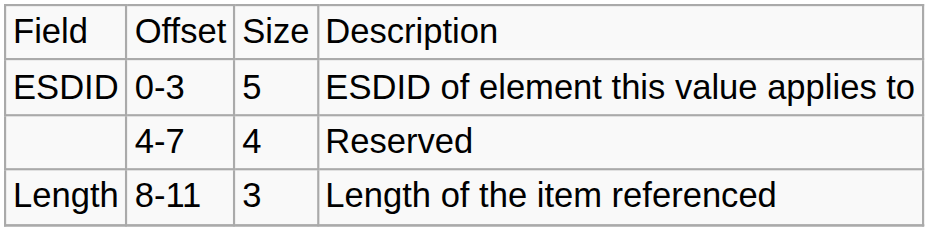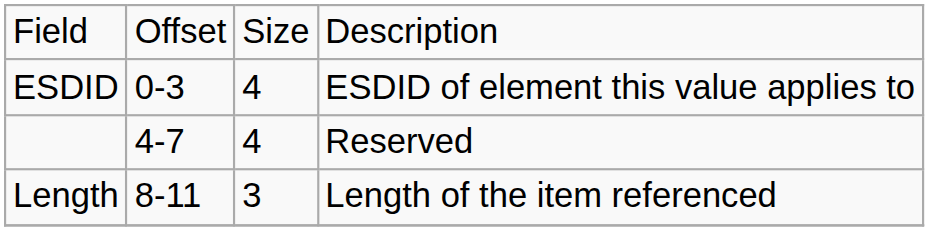(252, 86) 5 -> (252, 86) 4
